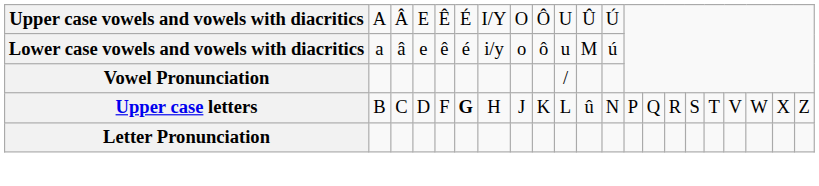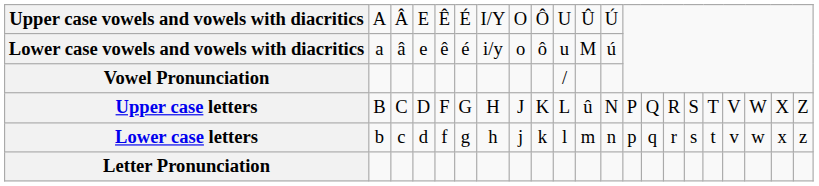(466, 107) bold -> (465, 107) normal
+ row: (187, 136)
